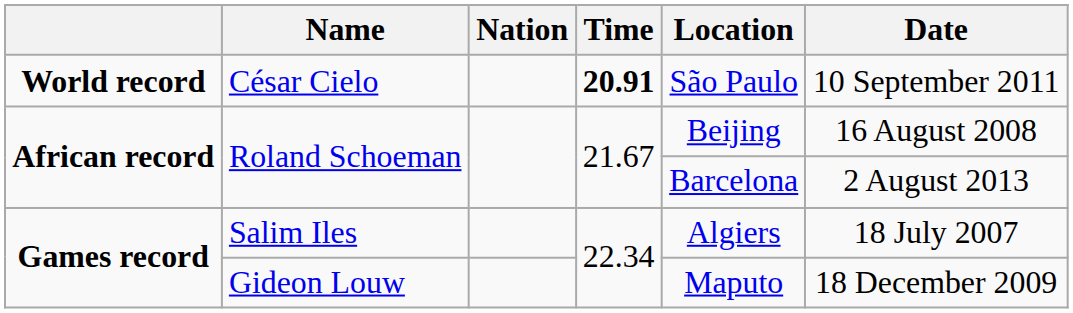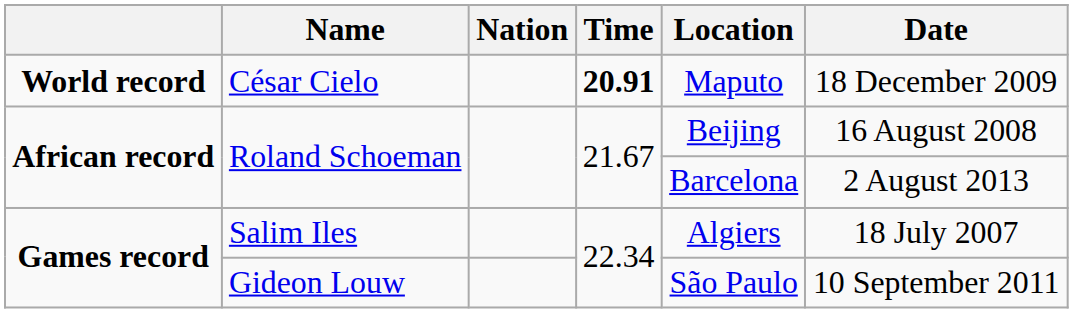(734, 80) São Paulo -> (734, 80) Maputo
(936, 80) 10 September 2011 -> (936, 80) 18 December 2009
(734, 282) Maputo -> (734, 282) São Paulo
(936, 282) 18 December 2009 -> (936, 282) 10 September 2011
